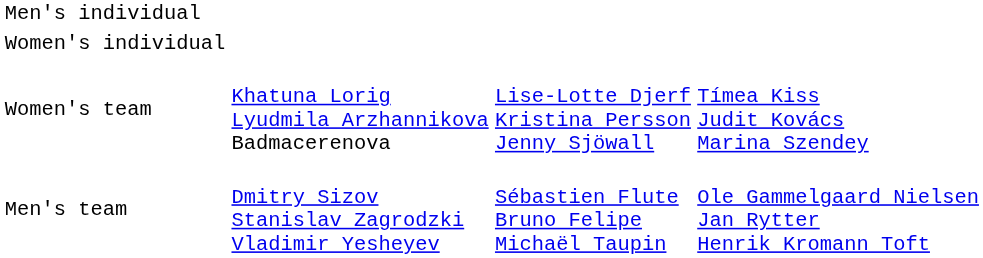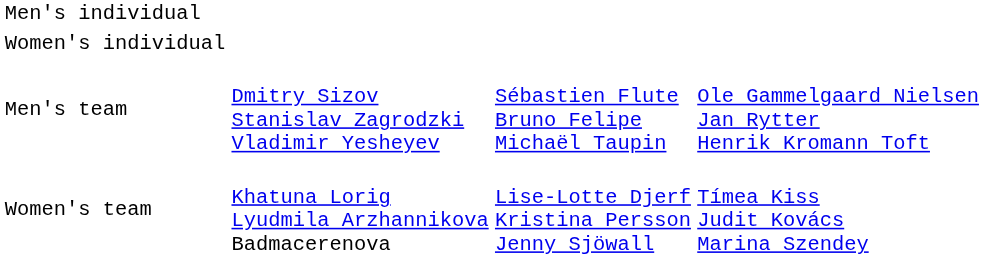rows swapped: (66, 209) <-> (78, 108)
